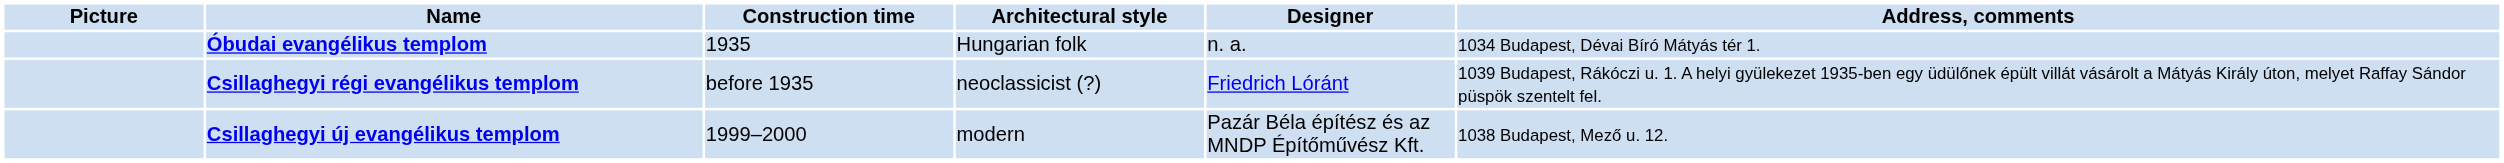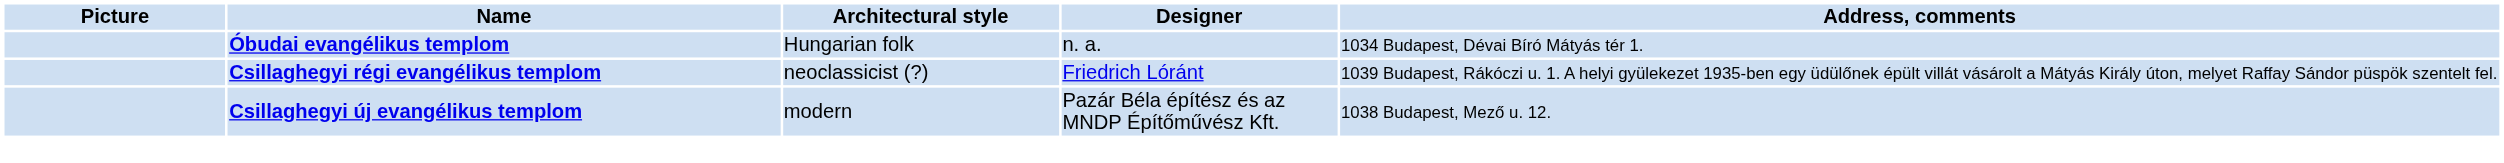- column: (829, 16)
